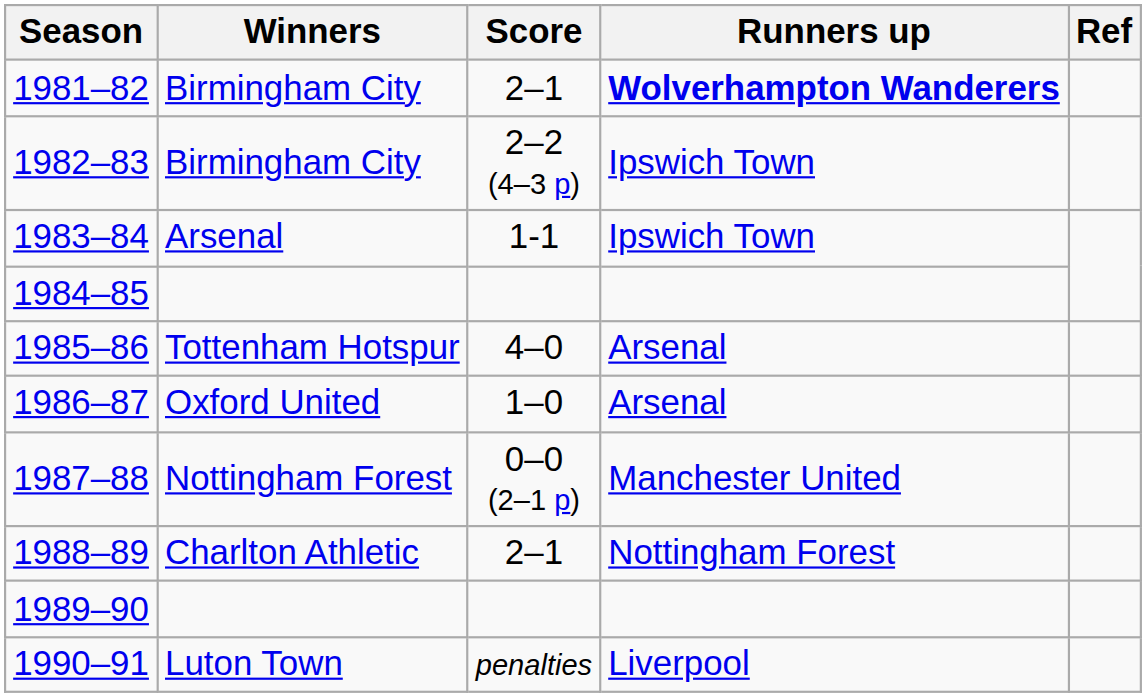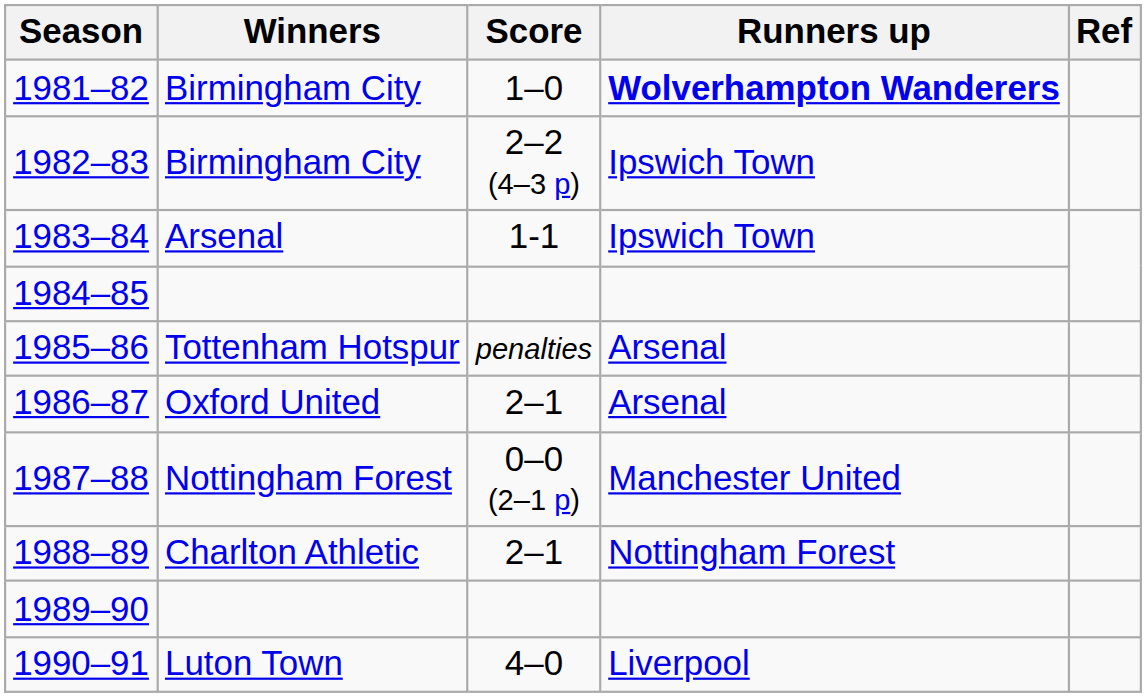(534, 87) 2–1 -> (534, 87) 1–0
(534, 347) 4–0 -> (534, 350) penalties
(534, 403) 1–0 -> (534, 403) 2–1
(534, 665) penalties -> (534, 663) 4–0
